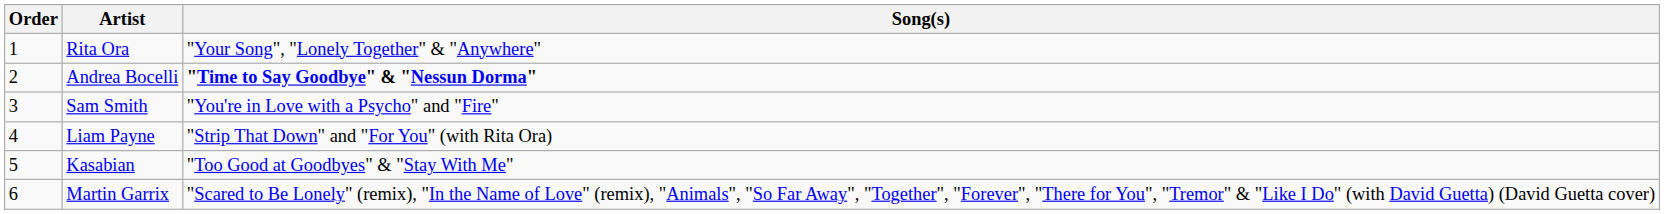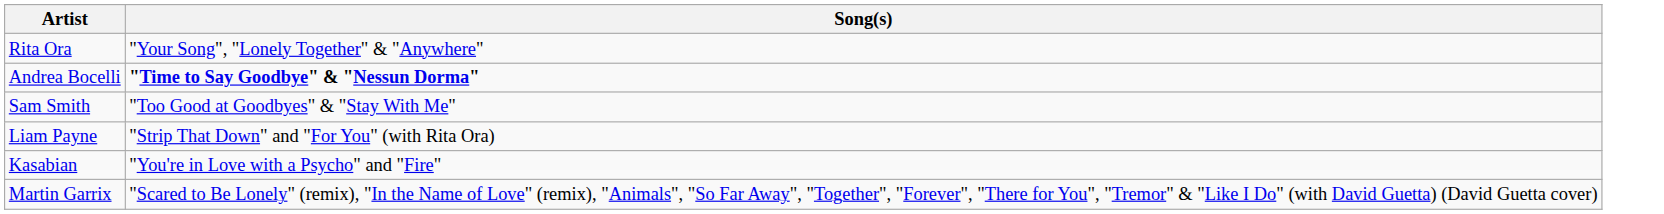- column: (33, 19)
(343, 106) "You're in Love with a Psycho" and "Fire" -> (293, 106) "Too Good at Goodbyes" & "Stay With Me"
(350, 164) "Too Good at Goodbyes" & "Stay With Me" -> (285, 164) "You're in Love with a Psycho" and "Fire"
